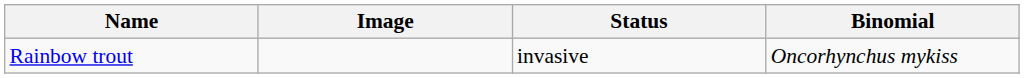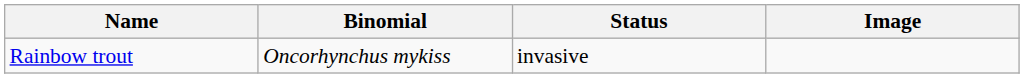columns swapped: (893, 21) <-> (385, 21)
